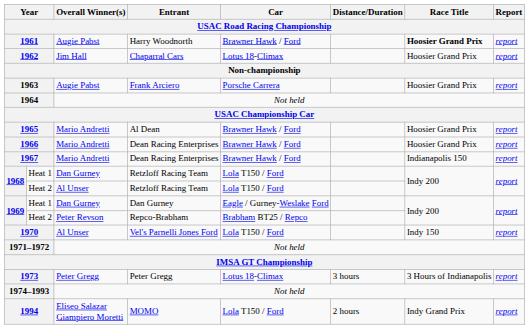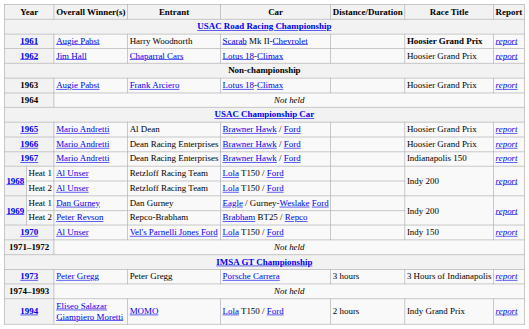(262, 41) Brawner Hawk / Ford -> (265, 41) Scarab Mk II-Chevrolet
(251, 85) Porsche Carrera -> (253, 85) Lotus 18-Climax
(78, 174) Dan Gurney -> (72, 174) Al Unser
(253, 277) Lotus 18-Climax -> (251, 277) Porsche Carrera
